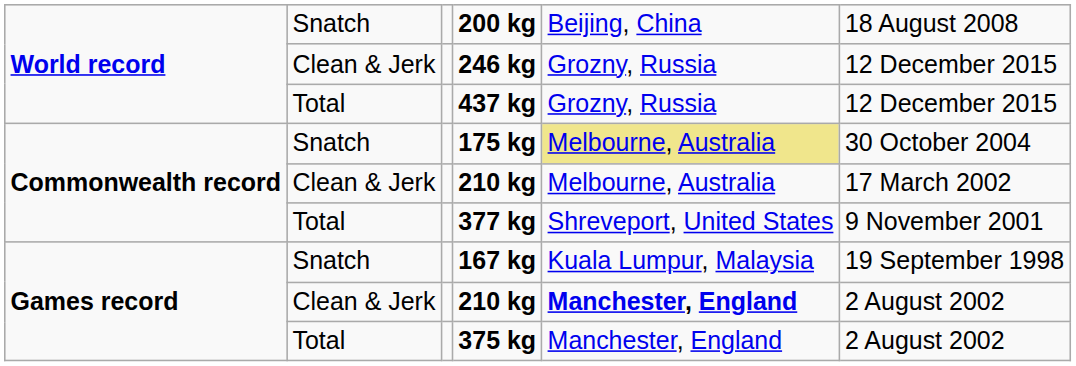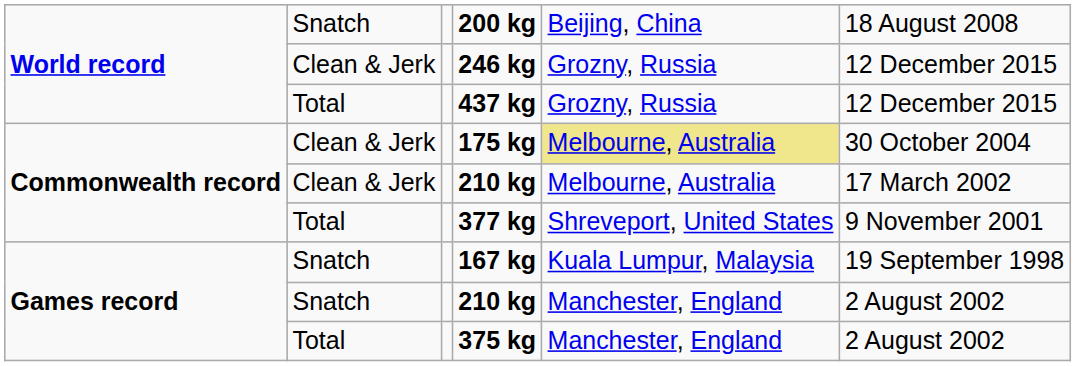(331, 143) Snatch -> (364, 143) Clean & Jerk
(364, 301) Clean & Jerk -> (331, 301) Snatch
(672, 301) bold -> (665, 301) normal
